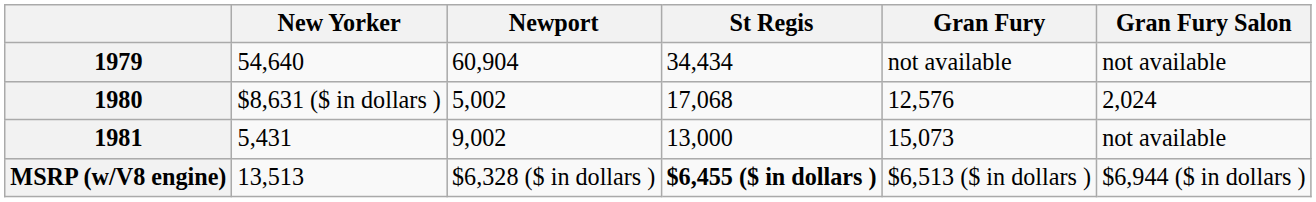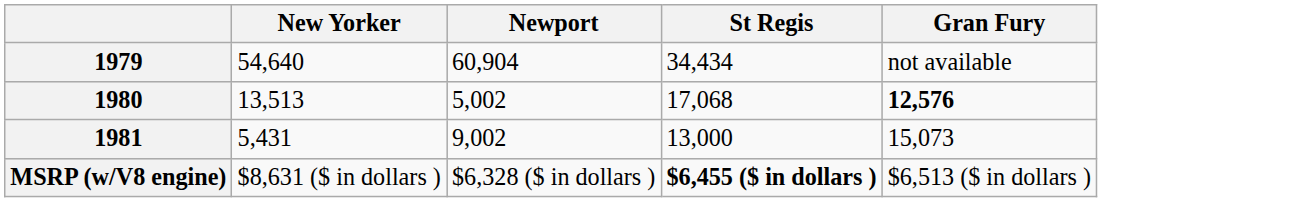- column: (1204, 23)
(339, 100) $8,631 ($ in dollars ) -> (271, 100) 13,513
(921, 100) normal -> (921, 100) bold
(271, 176) 13,513 -> (339, 176) $8,631 ($ in dollars )
